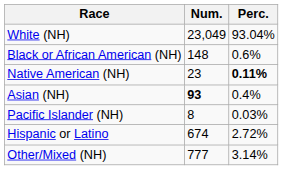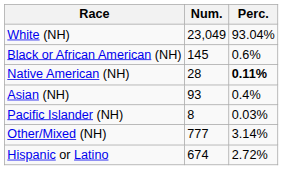(198, 54) 148 -> (198, 54) 145
(194, 74) 23 -> (194, 74) 28
(194, 94) bold -> (194, 94) normal
rows swapped: (57, 154) <-> (58, 134)
